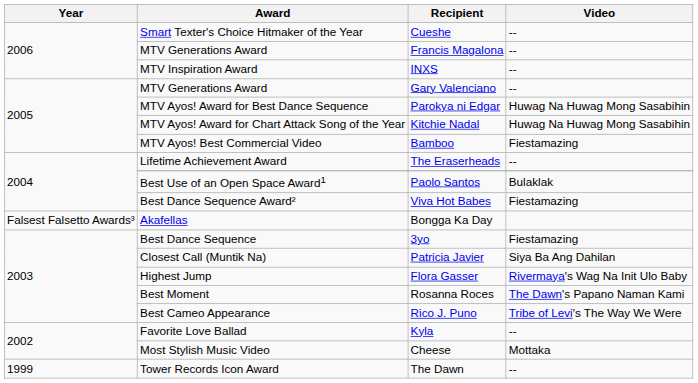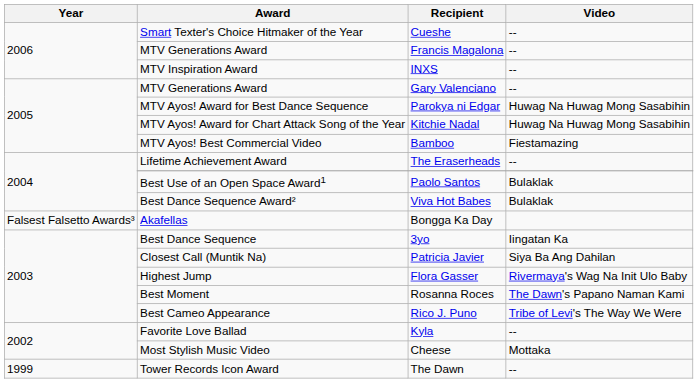(544, 202) Fiestamazing -> (531, 202) Bulaklak
(544, 239) Fiestamazing -> (538, 239) Iingatan Ka
